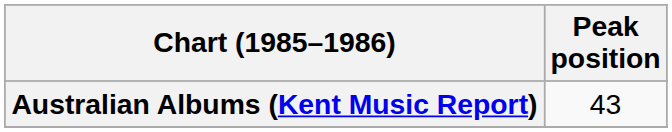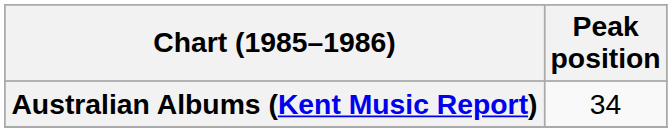(606, 103) 43 -> (606, 103) 34
